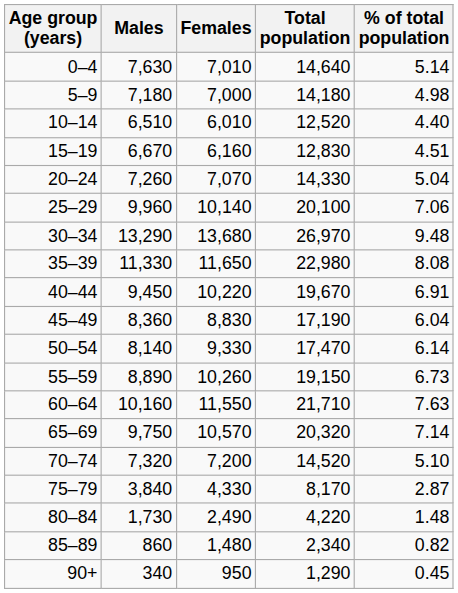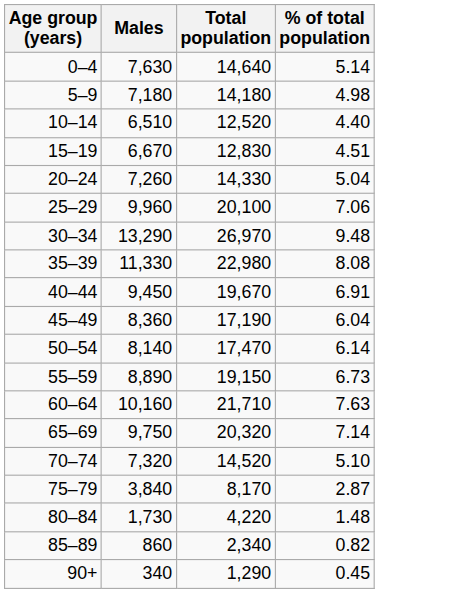- column: (216, 28)
